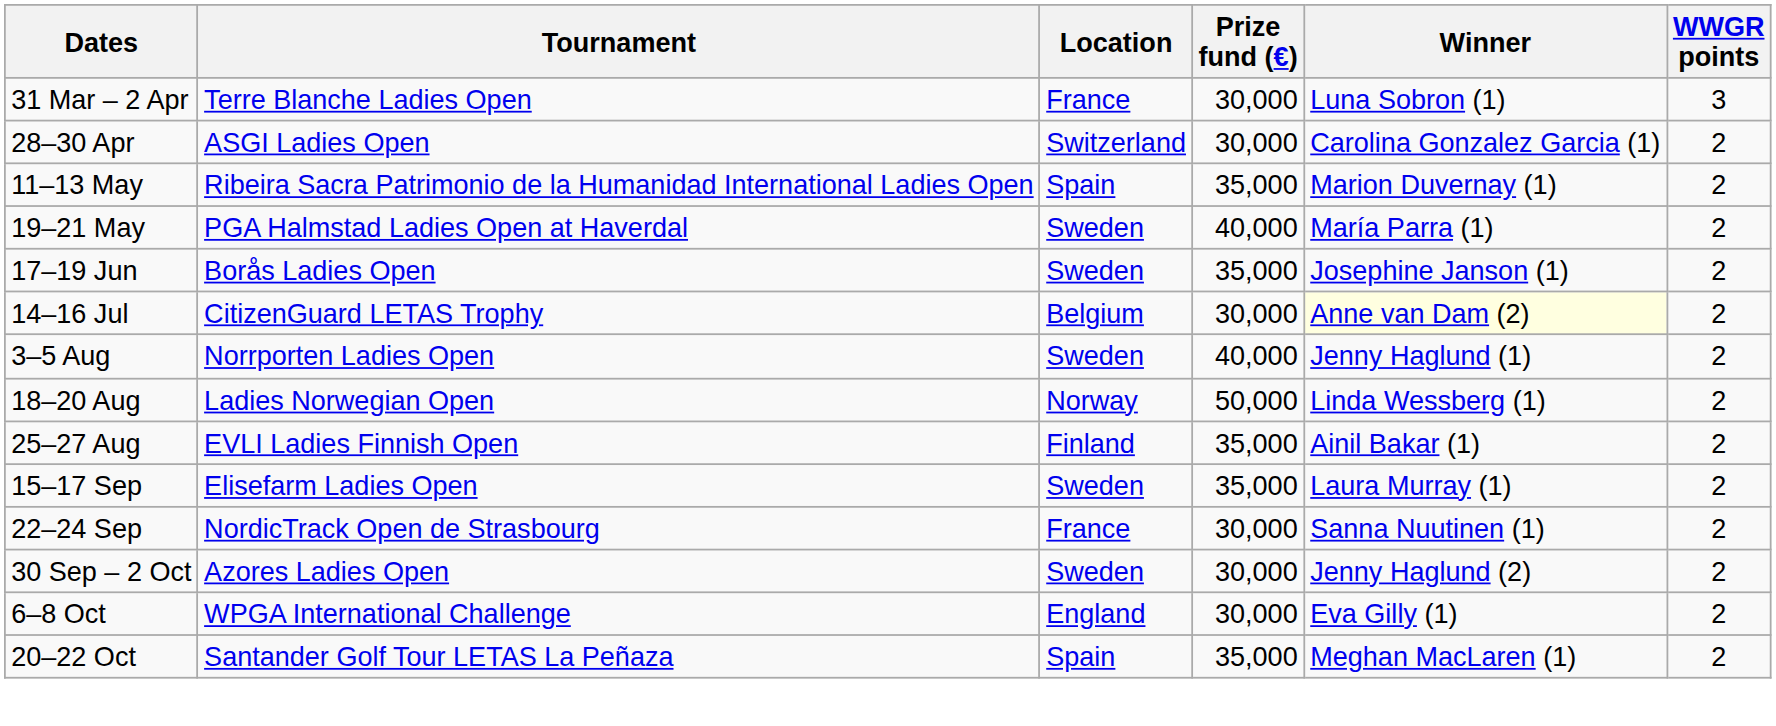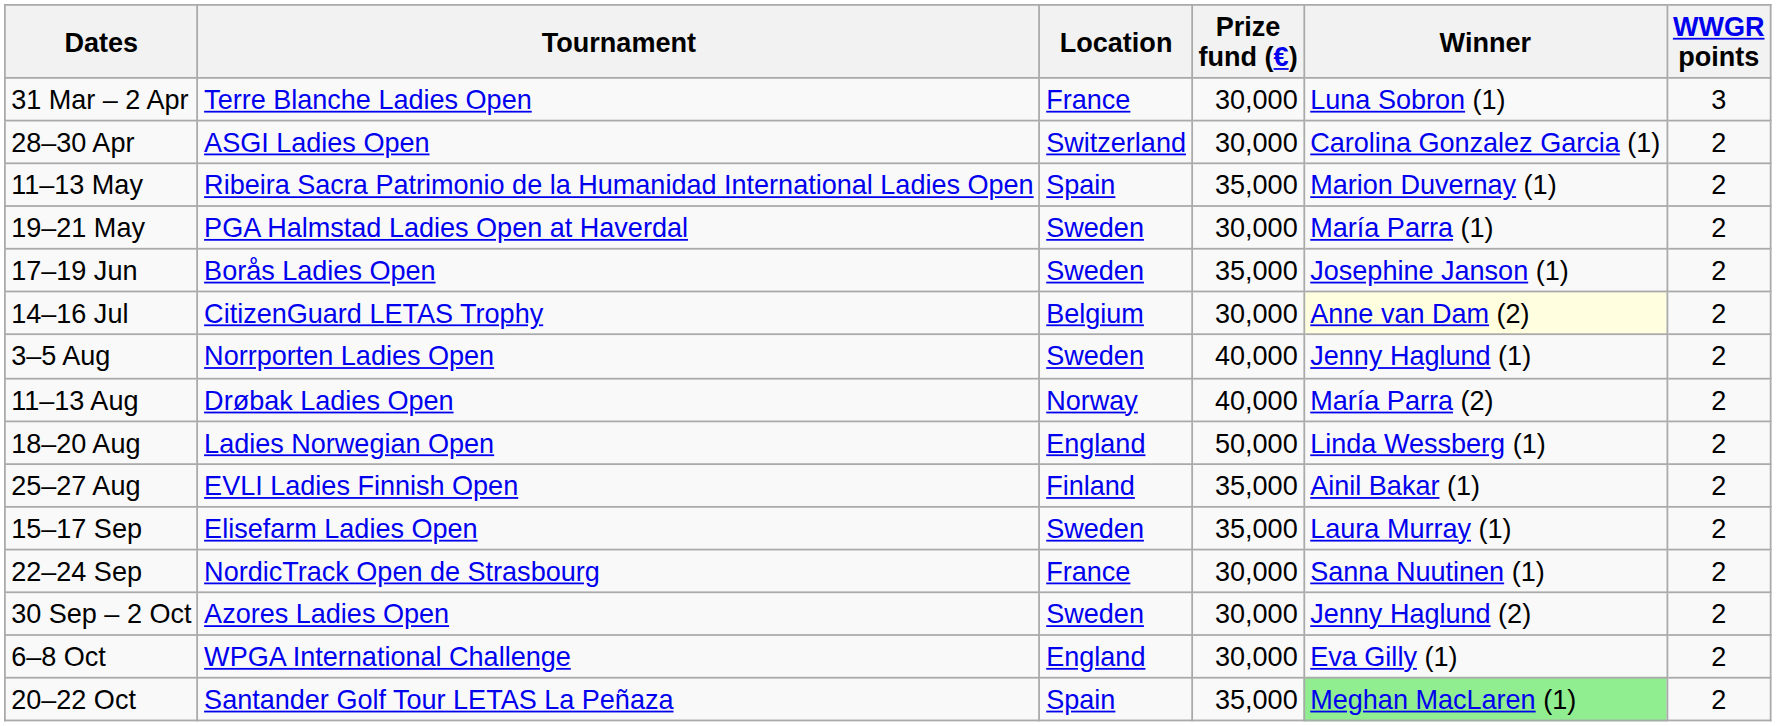(1256, 228) 40,000 -> (1256, 228) 30,000
+ row: (75, 399)
(1092, 399) Norway -> (1096, 442) England
(1443, 656) no background -> (1443, 699) lightgreen background
